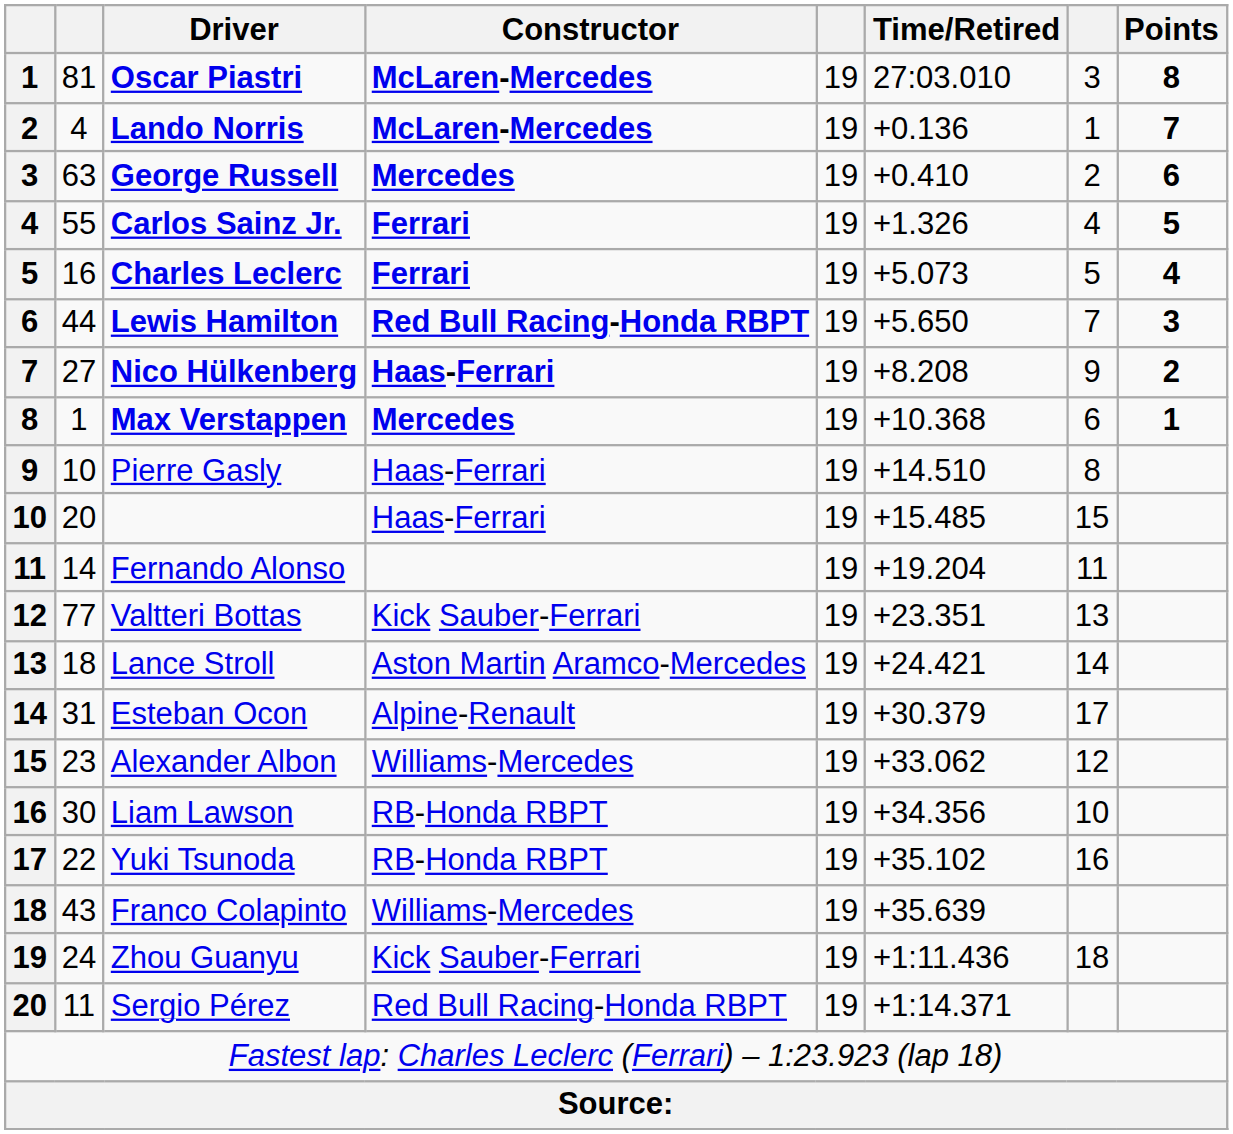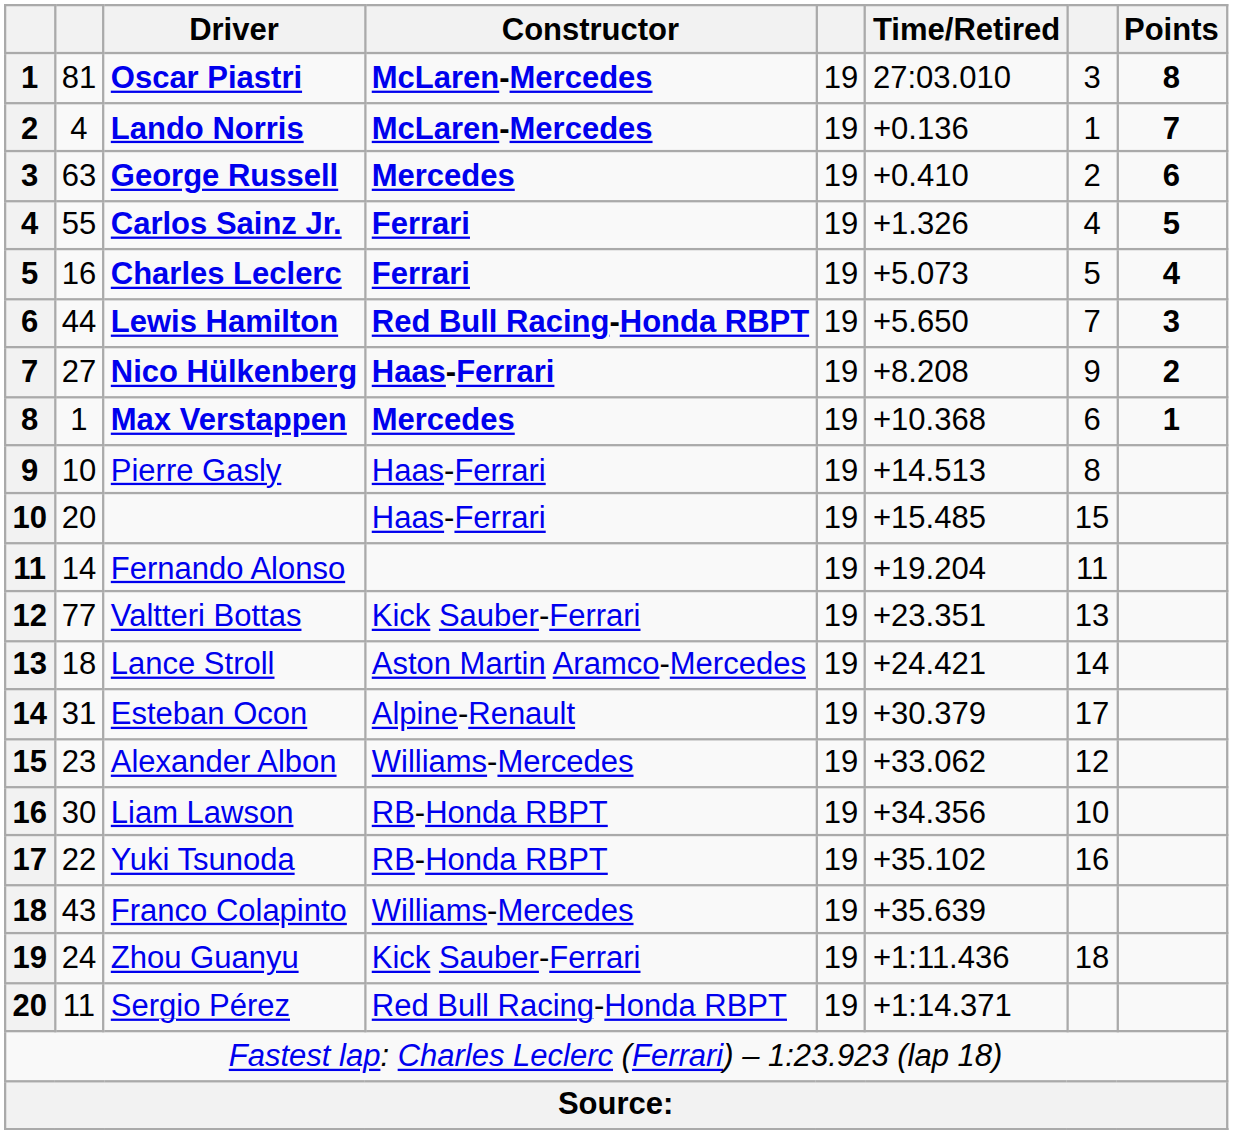(929, 469) +14.510 -> (929, 469) +14.513
